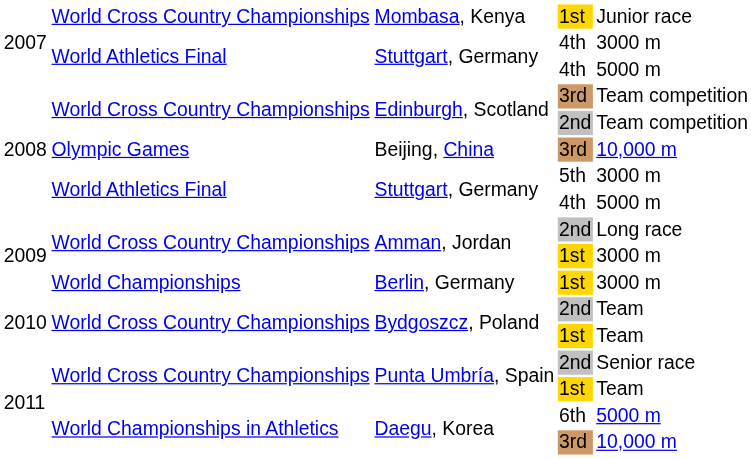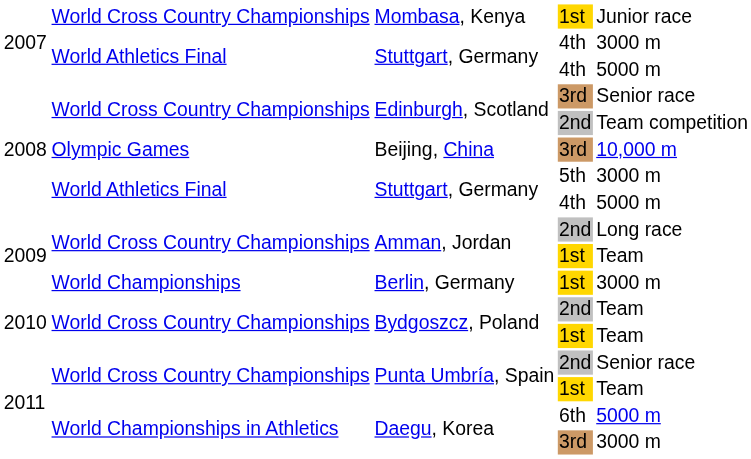(672, 96) Team competition -> (646, 96) Senior race
(629, 255) 3000 m -> (620, 255) Team
(637, 442) 10,000 m -> (629, 442) 3000 m
